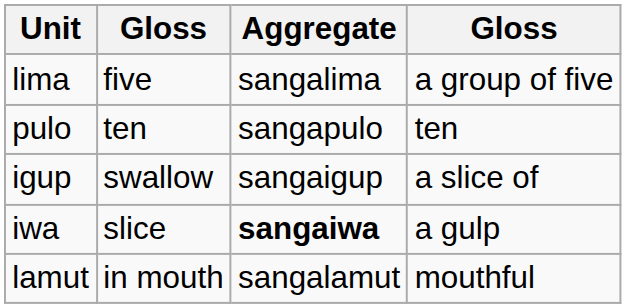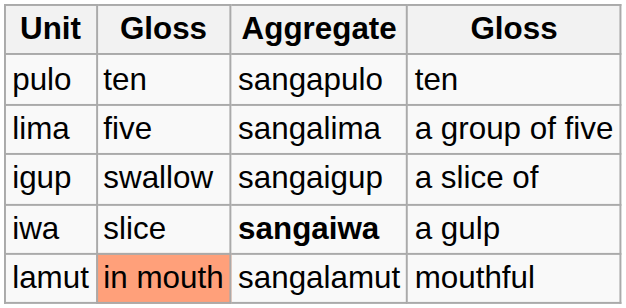rows swapped: (42, 128) <-> (41, 79)
(163, 278) no background -> (163, 278) lightsalmon background
